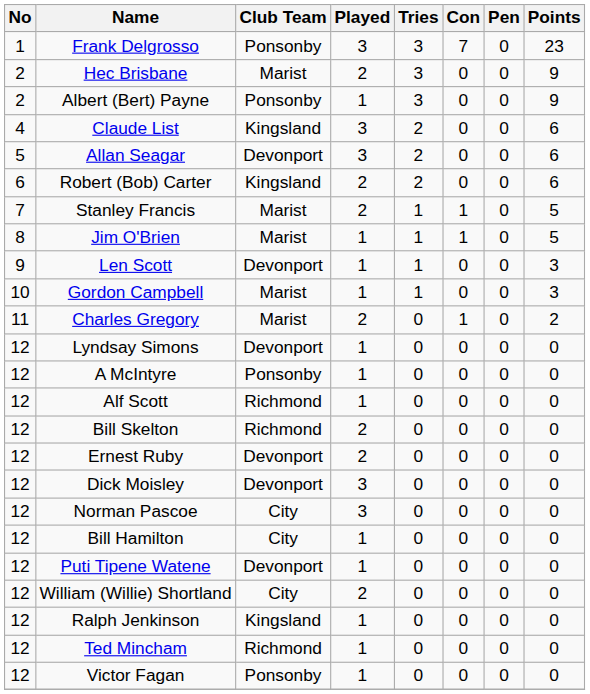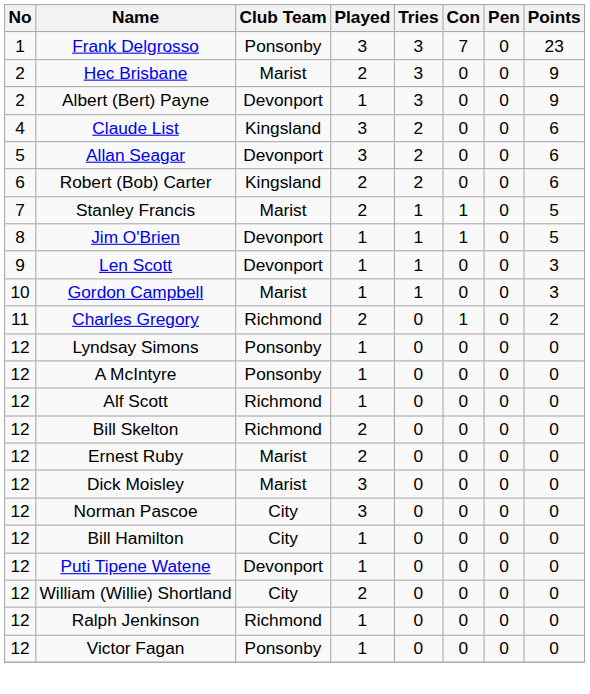(283, 100) Ponsonby -> (283, 100) Devonport
(283, 237) Marist -> (283, 237) Devonport
(283, 319) Marist -> (283, 319) Richmond
(283, 347) Devonport -> (283, 347) Ponsonby
(283, 456) Devonport -> (283, 456) Marist
(283, 484) Devonport -> (283, 484) Marist
(283, 621) Kingsland -> (283, 621) Richmond
- row: (136, 648)
